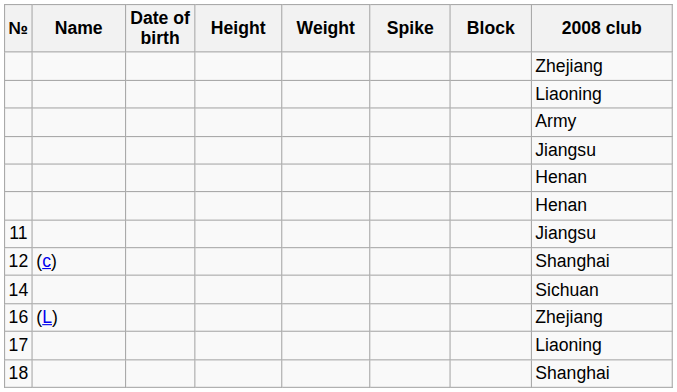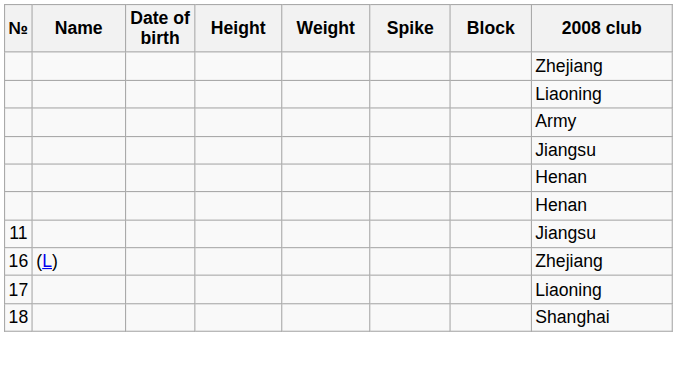- row: (18, 261)
- row: (18, 289)
